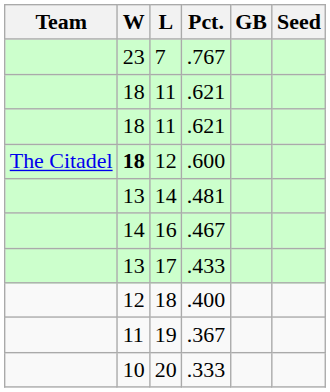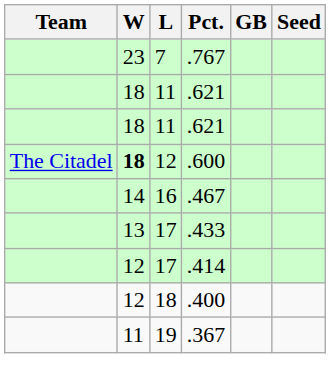- row: (166, 195)
+ row: (166, 265)
- row: (166, 369)
